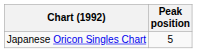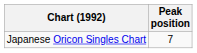(170, 39) 5 -> (170, 39) 7
